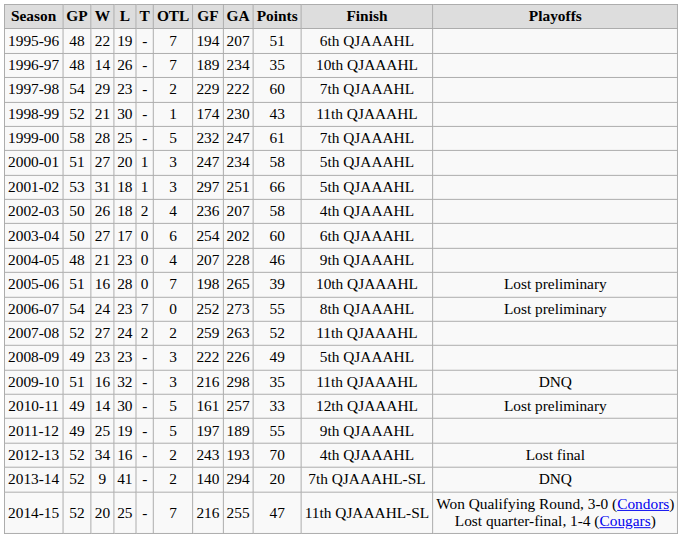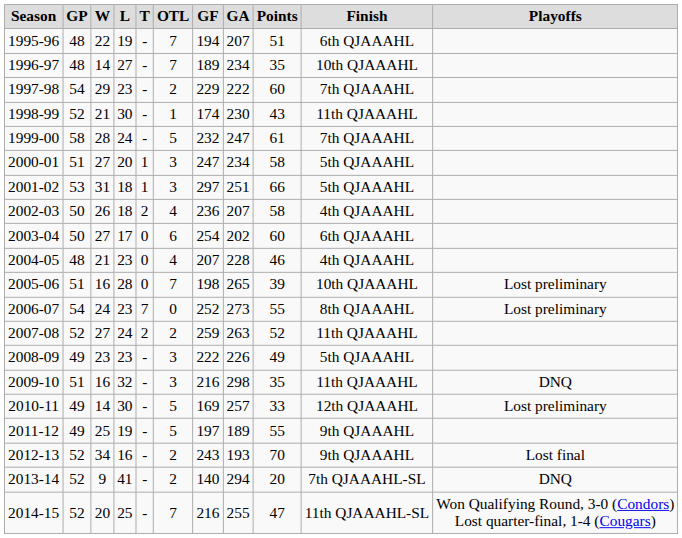(125, 65) 26 -> (125, 65) 27
(125, 138) 25 -> (125, 138) 24
(367, 260) 9th QJAAAHL -> (367, 260) 4th QJAAAHL
(208, 406) 161 -> (208, 406) 169
(367, 455) 4th QJAAAHL -> (367, 455) 9th QJAAAHL
